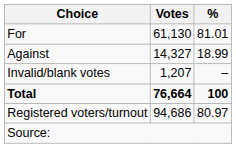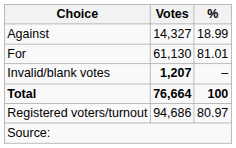rows swapped: (17, 34) <-> (28, 53)
(176, 73) normal -> (176, 73) bold
